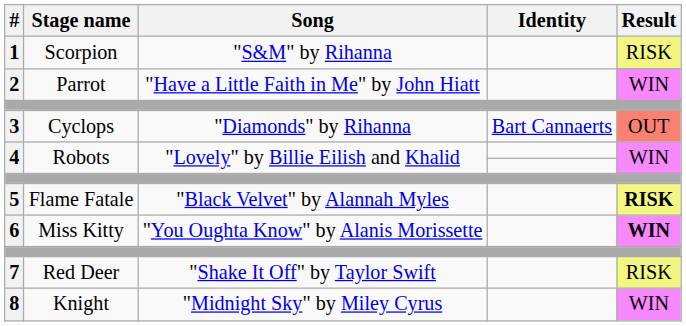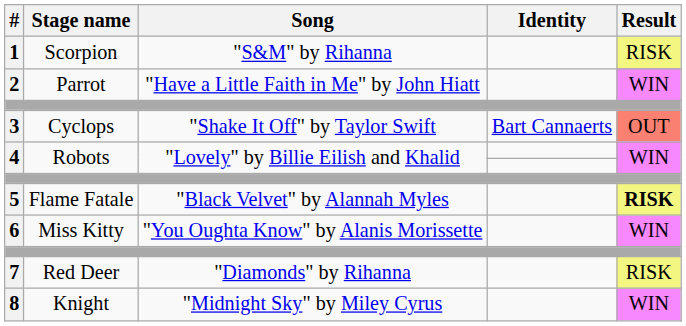(313, 125) "Diamonds" by Rihanna -> (313, 125) "Shake It Off" by Taylor Swift
(649, 230) bold -> (649, 230) normal
(313, 272) "Shake It Off" by Taylor Swift -> (313, 272) "Diamonds" by Rihanna
